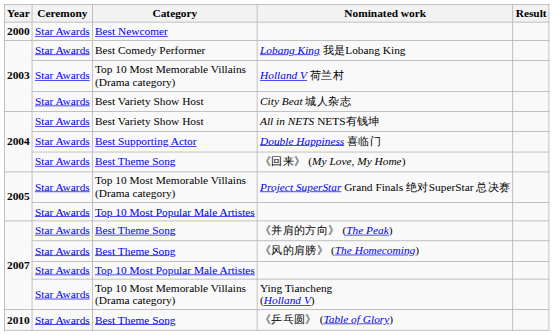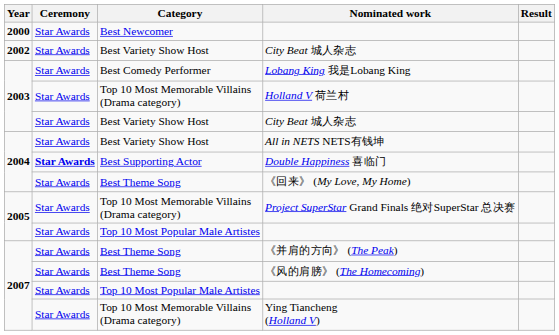+ row: (18, 50)
(62, 141) normal -> (65, 161) bold
- row: (18, 320)
